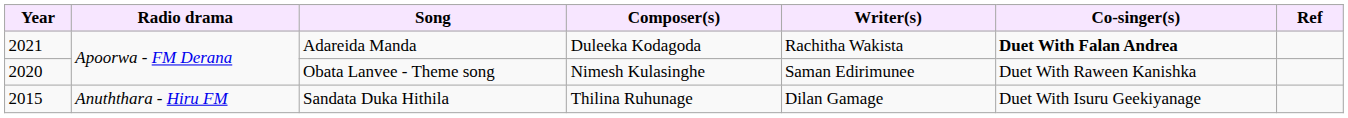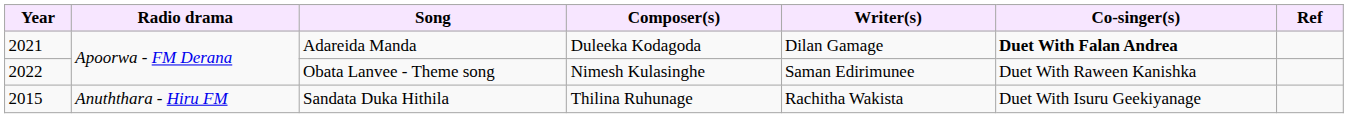(844, 44) Rachitha Wakista -> (834, 44) Dilan Gamage
(25, 71) 2020 -> (25, 71) 2022
(834, 98) Dilan Gamage -> (844, 98) Rachitha Wakista
